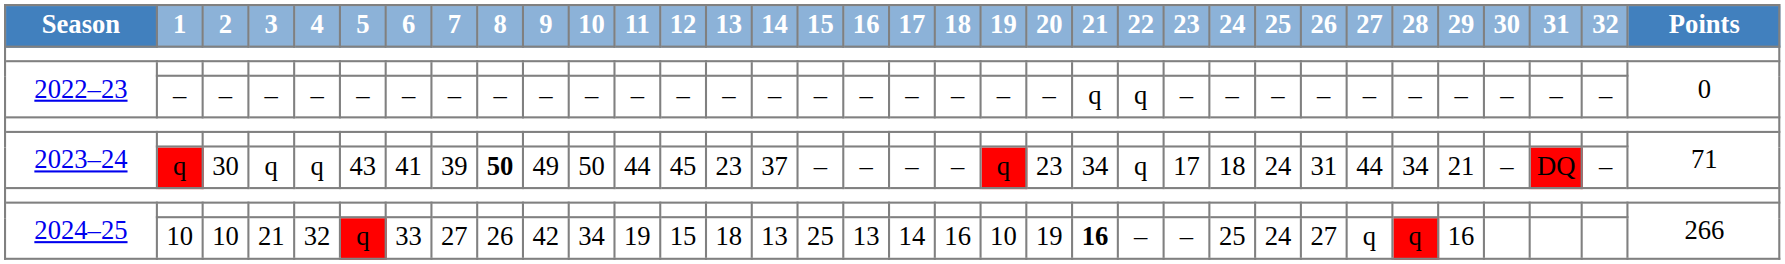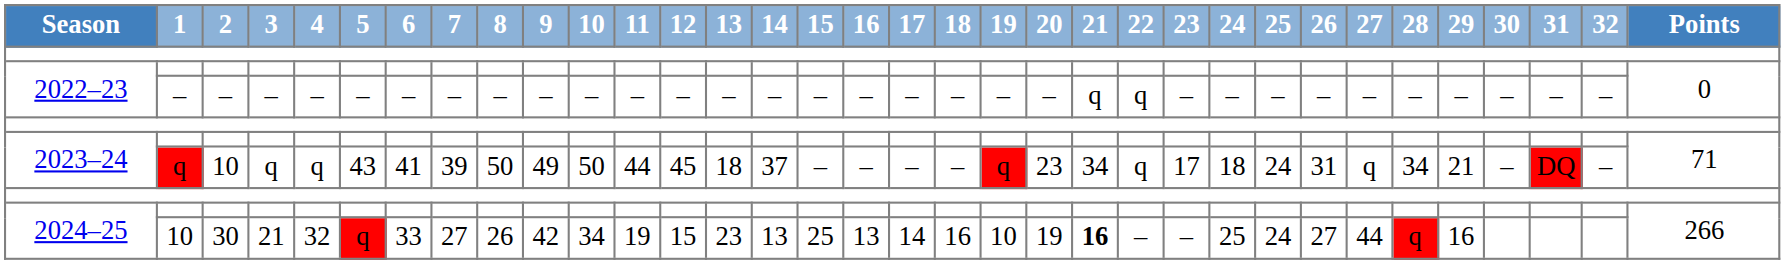(226, 166) 30 -> (226, 166) 10
(500, 166) bold -> (500, 166) normal
(729, 166) 23 -> (729, 166) 18
(1370, 166) 44 -> (1370, 166) q
(226, 237) 10 -> (226, 237) 30
(729, 237) 18 -> (729, 237) 23
(1370, 237) q -> (1370, 237) 44
